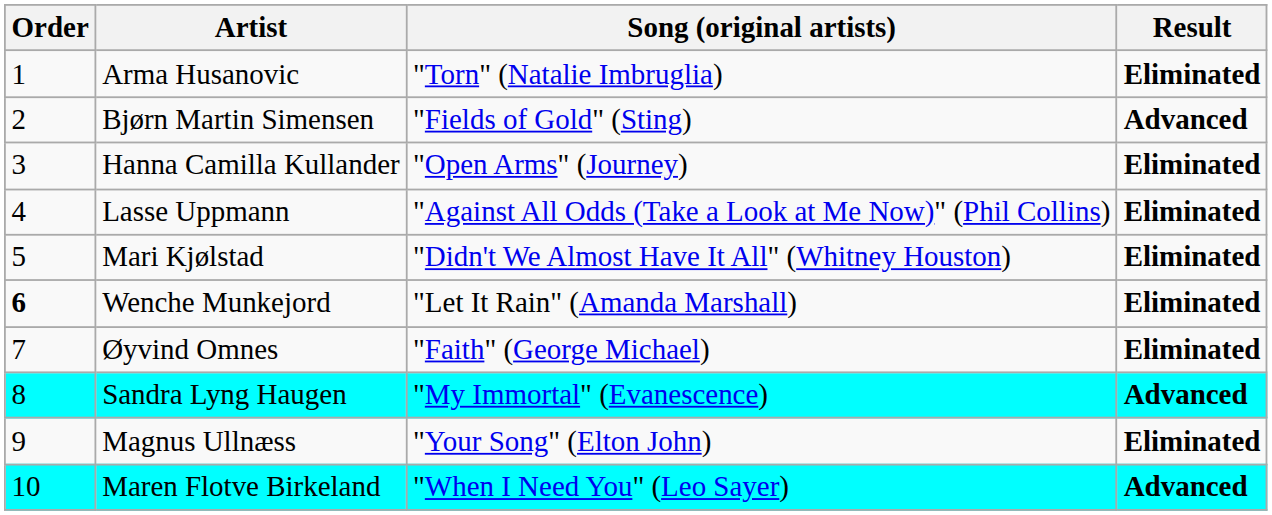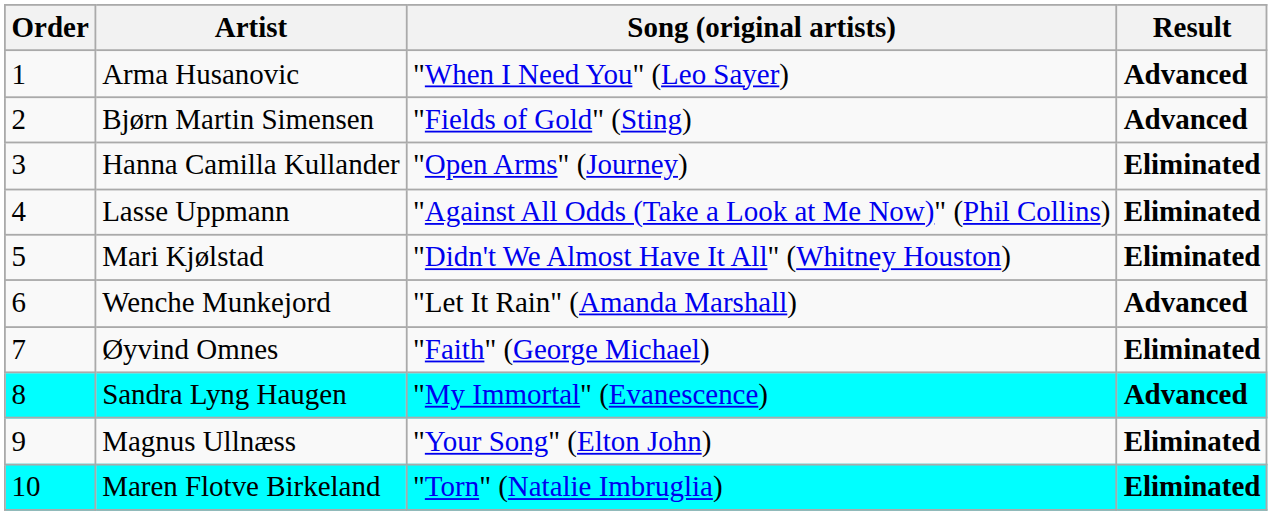(568, 73) "Torn" (Natalie Imbruglia) -> (601, 73) "When I Need You" (Leo Sayer)
(1192, 73) Eliminated -> (1186, 73) Advanced
(19, 303) bold -> (19, 303) normal
(1192, 303) Eliminated -> (1186, 303) Advanced
(601, 486) "When I Need You" (Leo Sayer) -> (568, 486) "Torn" (Natalie Imbruglia)
(1186, 486) Advanced -> (1192, 486) Eliminated
